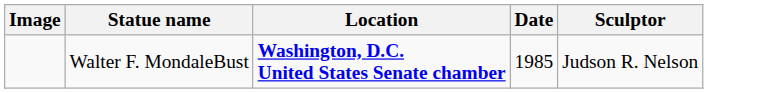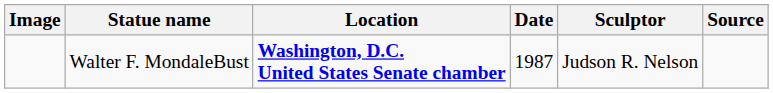+ column: (735, 19)
(534, 61) 1985 -> (534, 61) 1987
